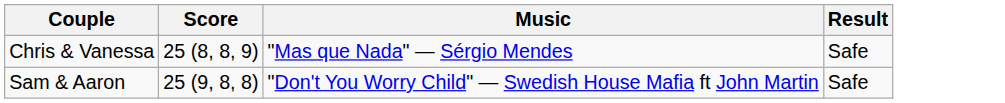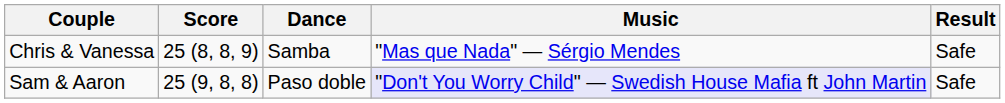+ column: (317, 20)
(543, 82) no background -> (651, 82) lavender background
